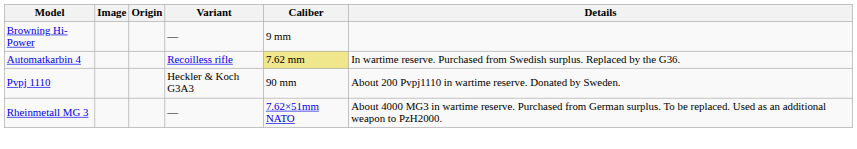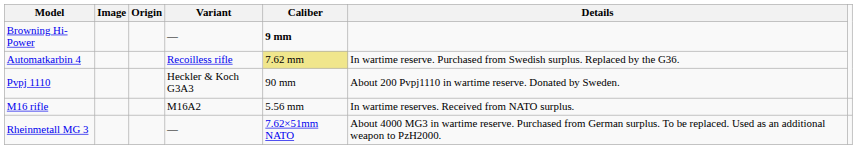(278, 36) normal -> (278, 36) bold
+ row: (28, 106)
